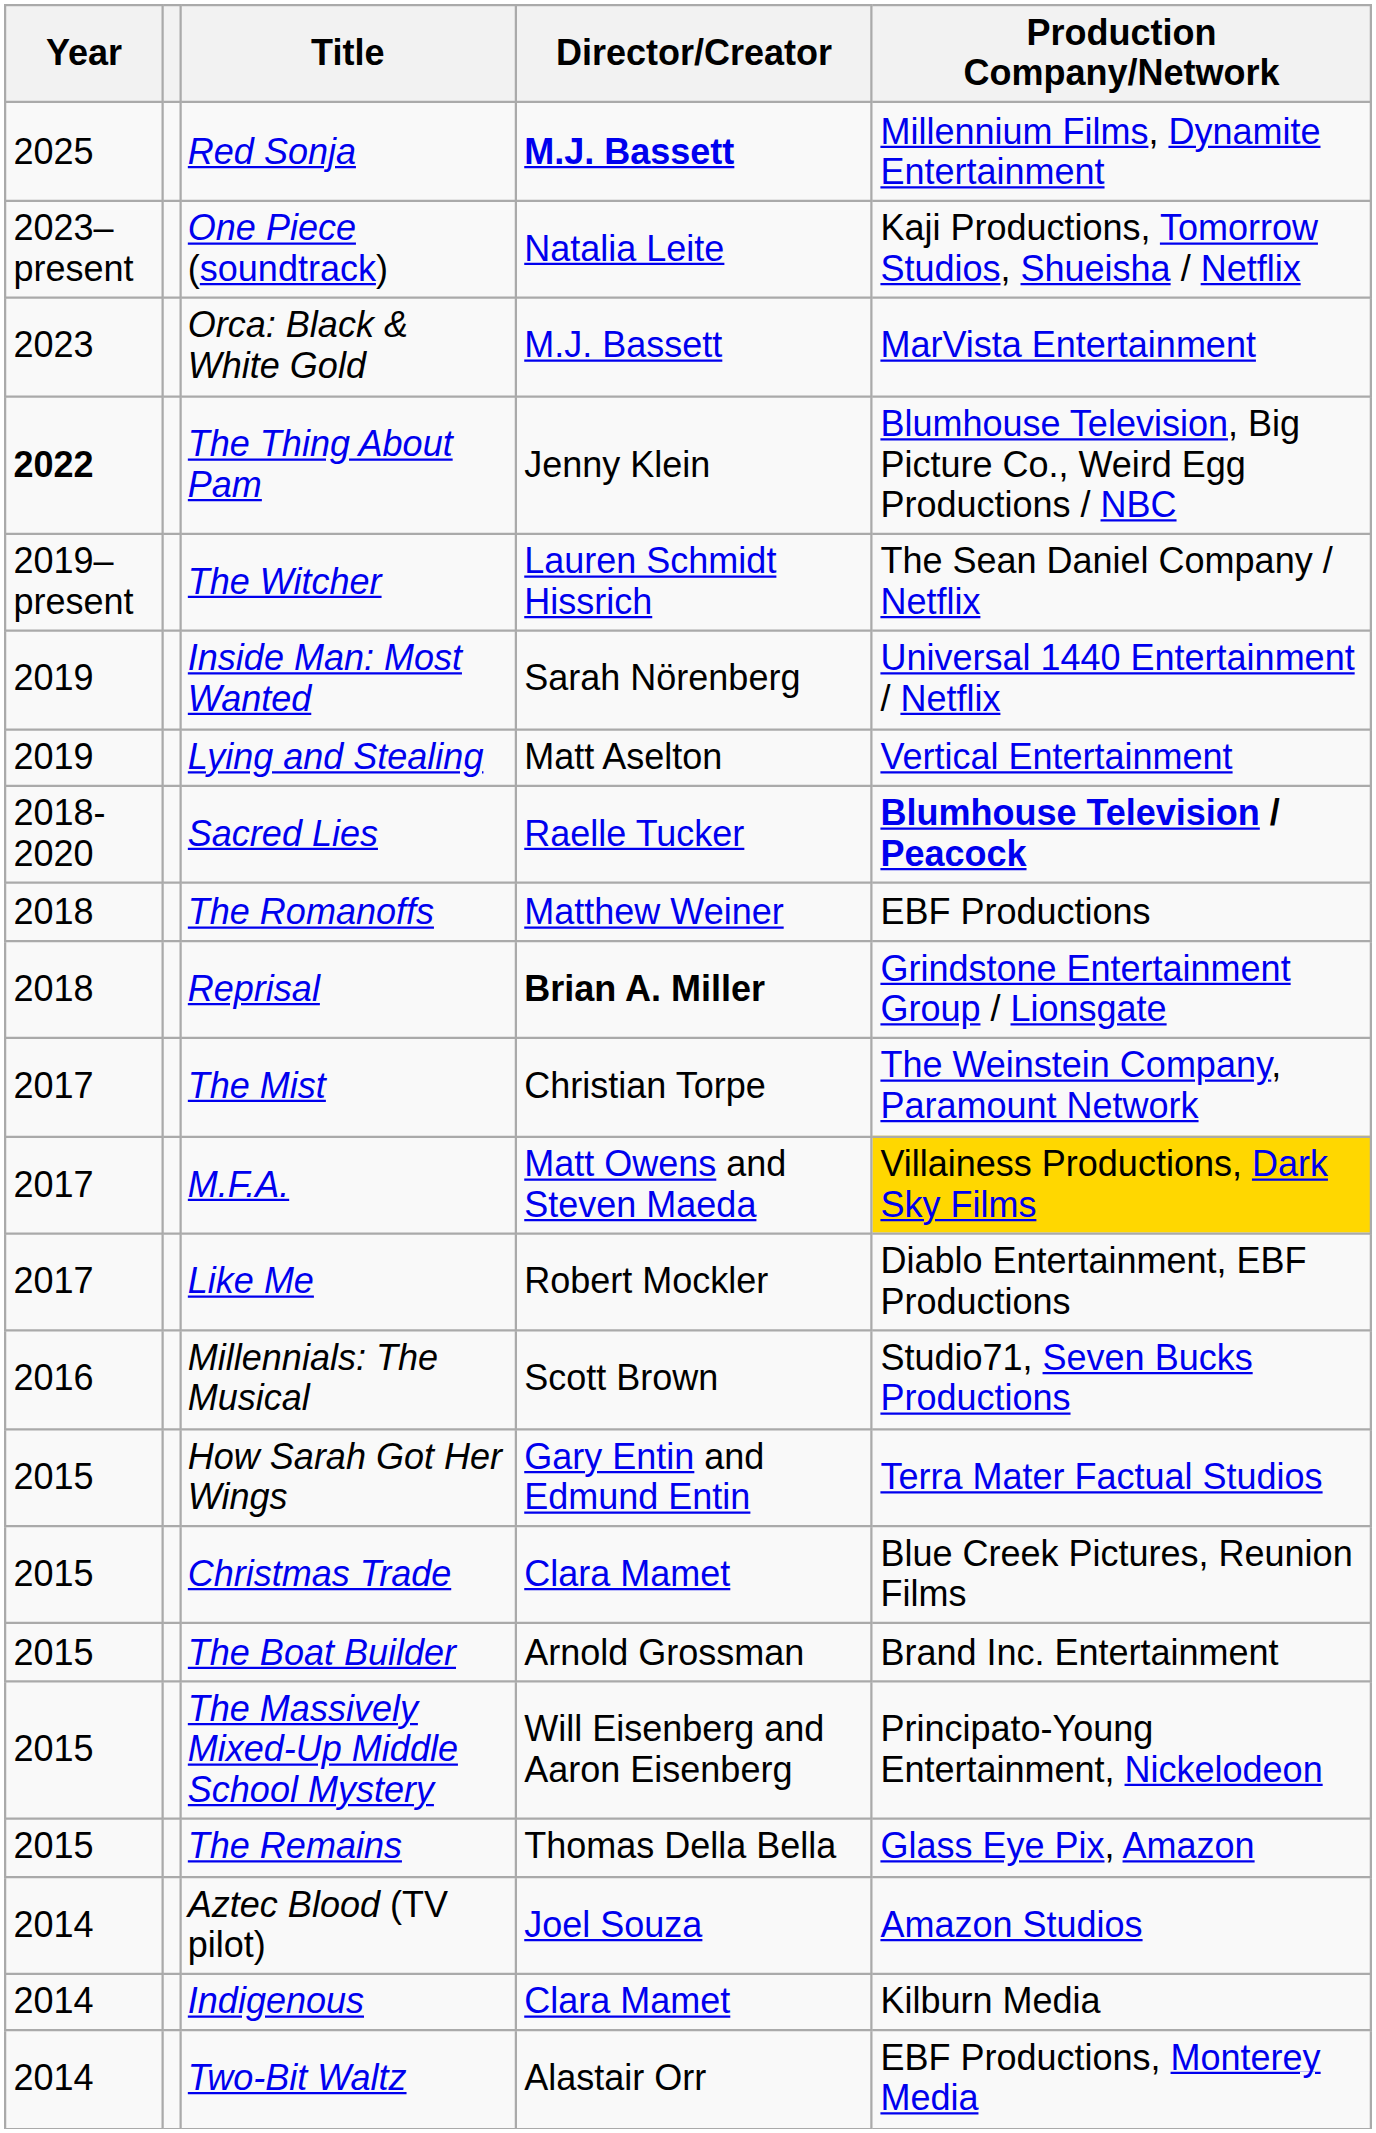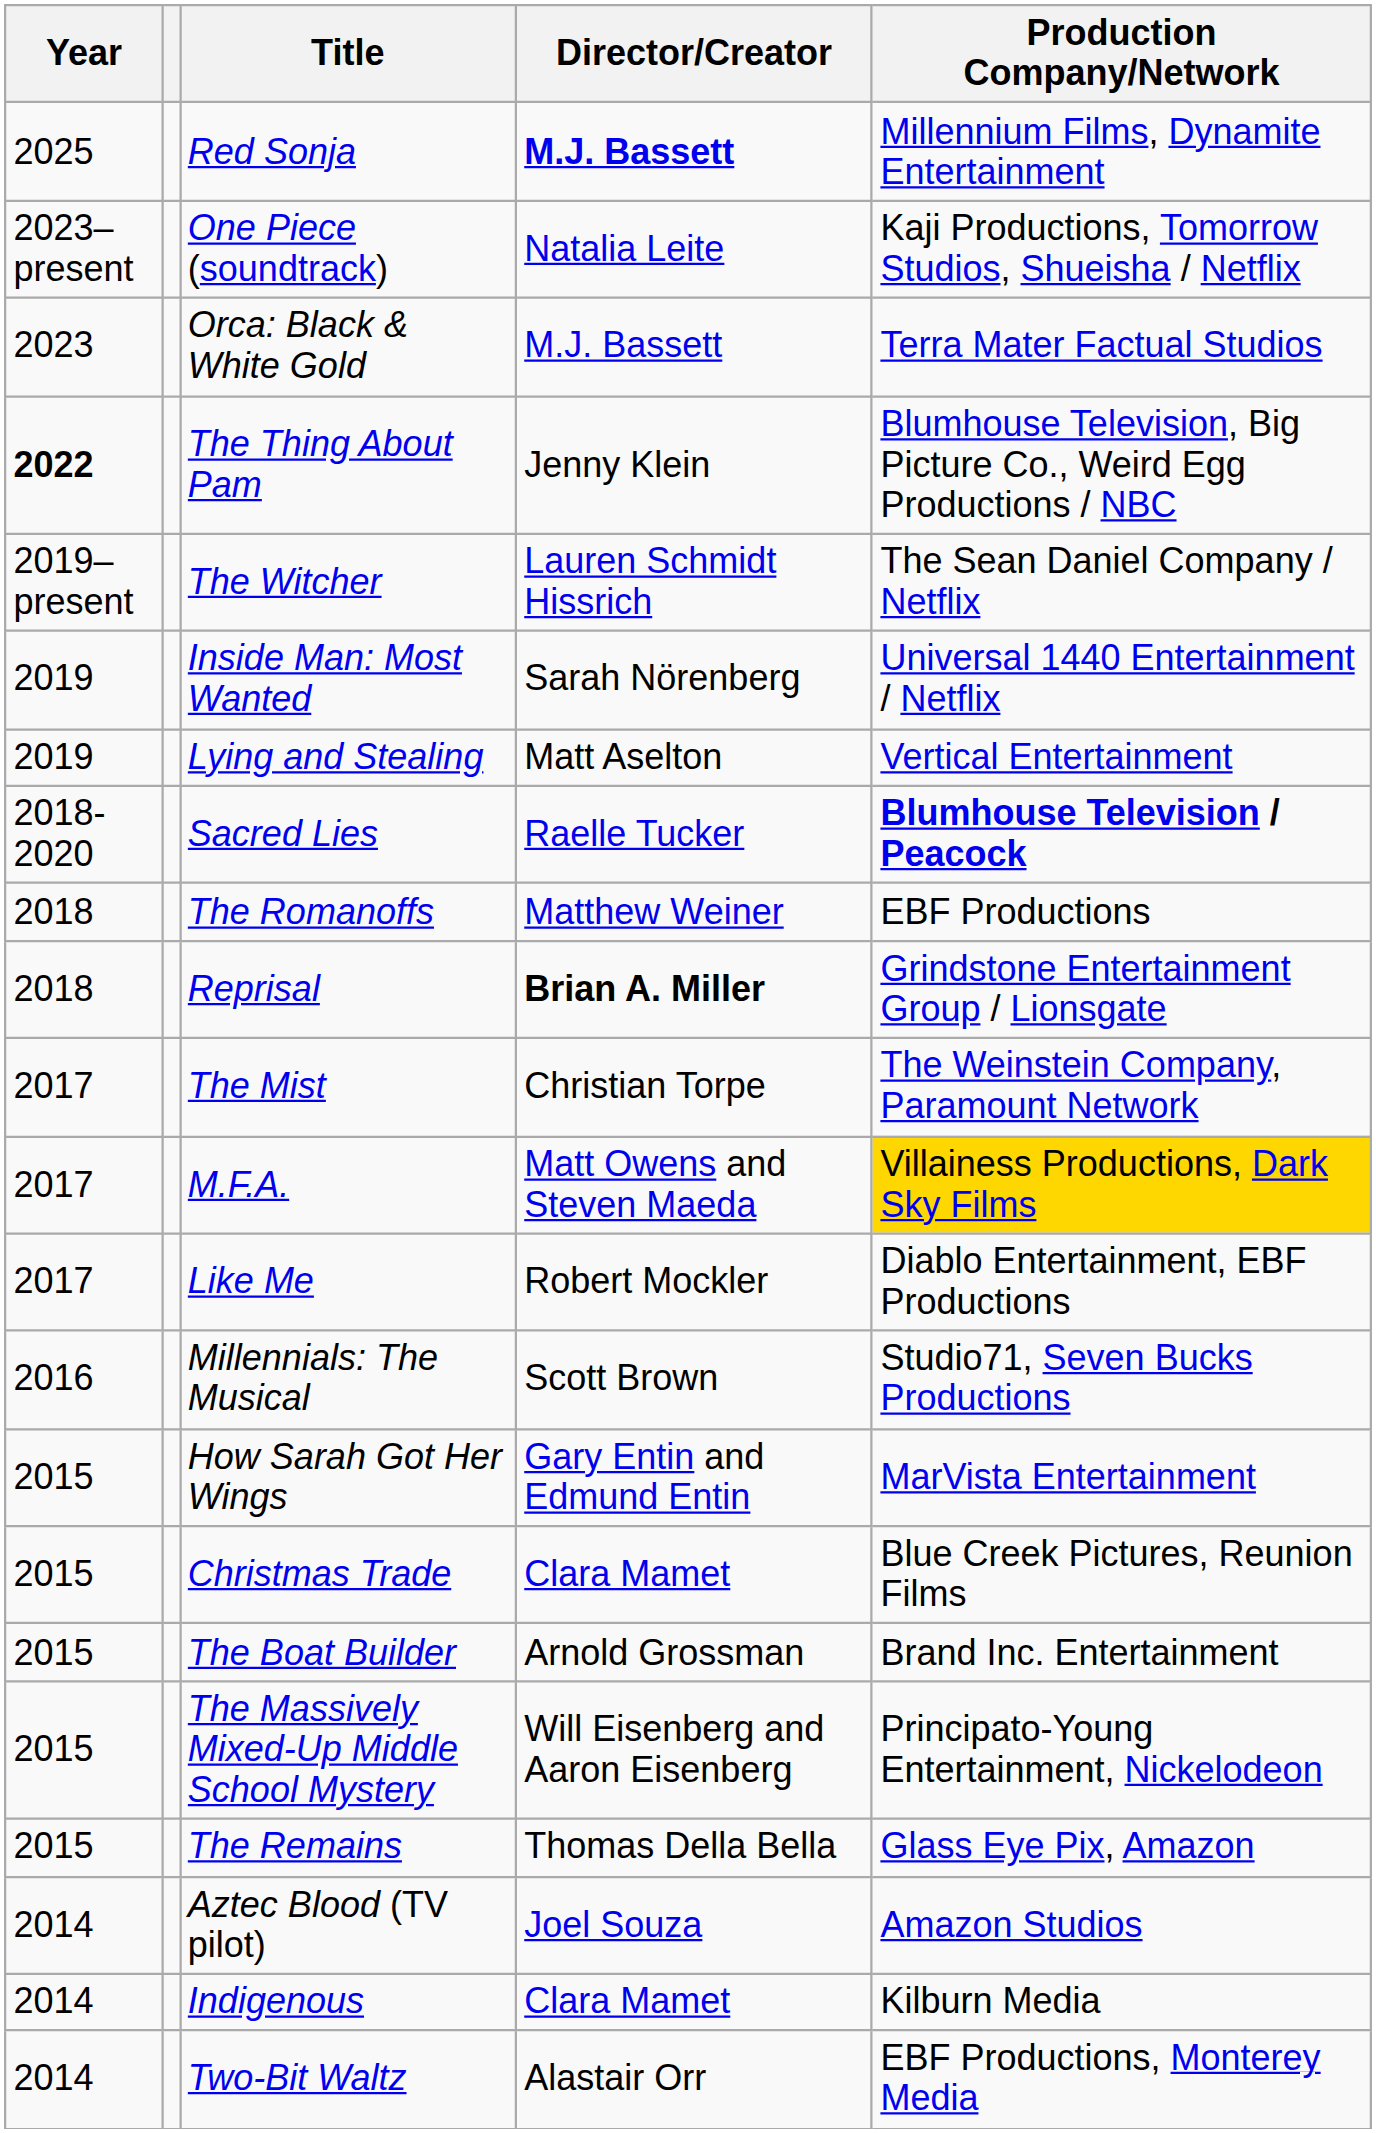(1068, 346) MarVista Entertainment -> (1102, 346) Terra Mater Factual Studios
(1102, 1476) Terra Mater Factual Studios -> (1068, 1476) MarVista Entertainment
